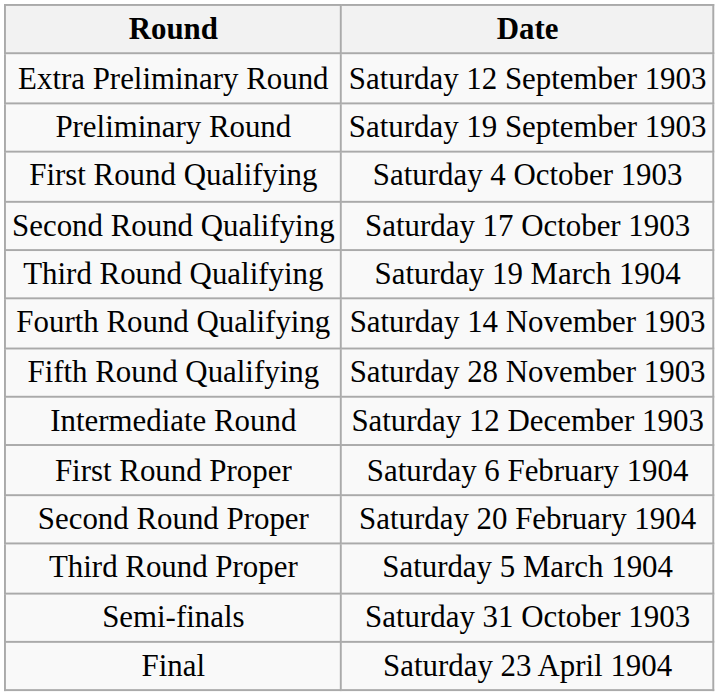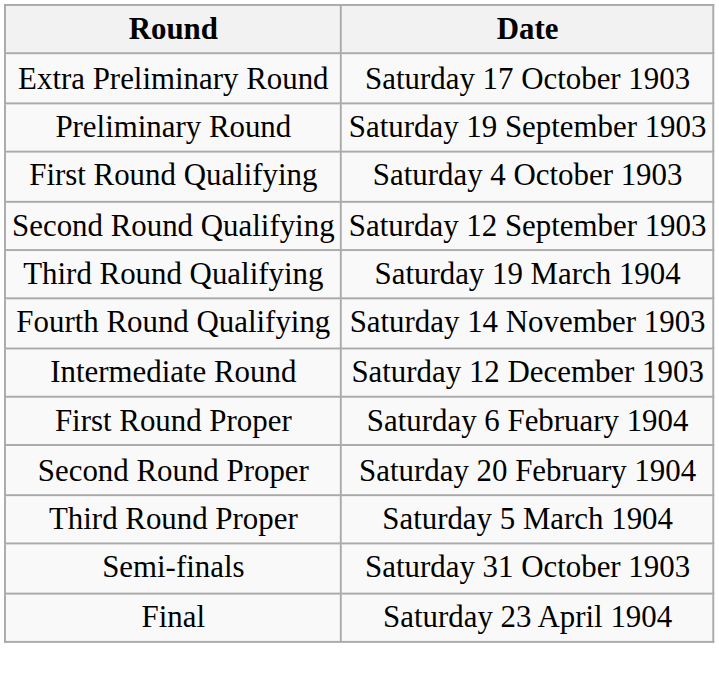(528, 77) Saturday 12 September 1903 -> (528, 77) Saturday 17 October 1903
(528, 224) Saturday 17 October 1903 -> (528, 224) Saturday 12 September 1903
- row: (173, 371)
